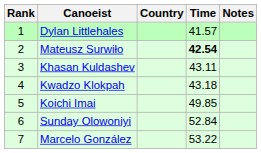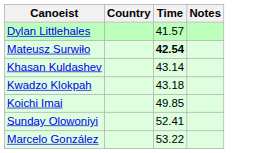- column: (21, 13)
(203, 67) 43.11 -> (170, 67) 43.14
(203, 121) 52.84 -> (170, 121) 52.41
